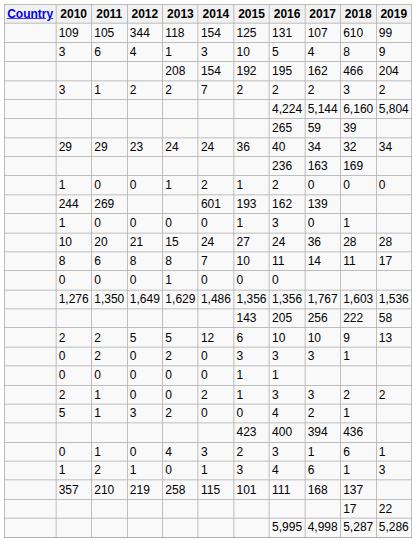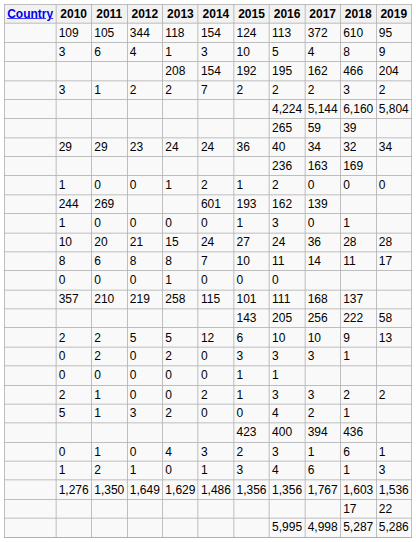(247, 33) 125 -> (247, 33) 124
(282, 33) 131 -> (282, 33) 113
(318, 33) 107 -> (318, 33) 372
(385, 33) 99 -> (385, 33) 95
rows swapped: (69, 489) <-> (74, 299)
